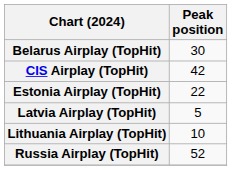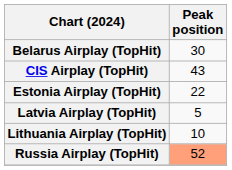(198, 71) 42 -> (198, 71) 43
(198, 154) no background -> (198, 154) lightsalmon background
